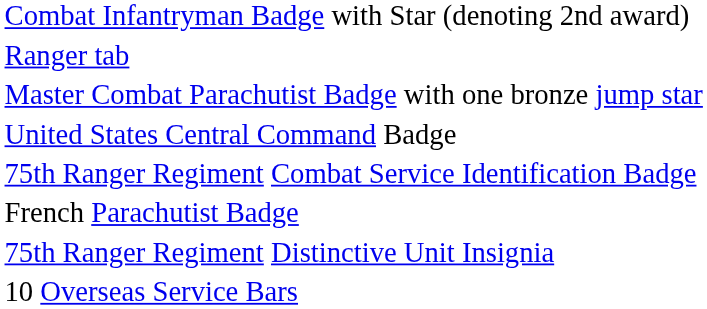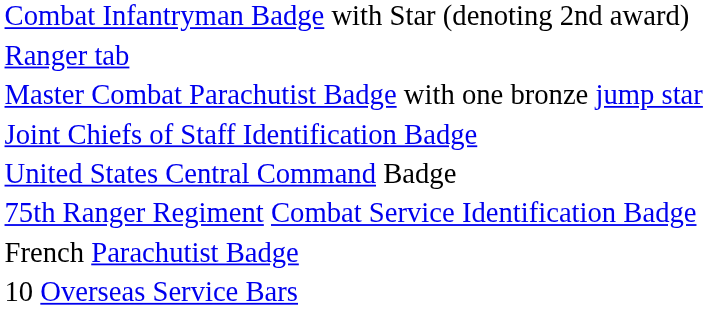+ row: (241, 134)
- row: (279, 252)
